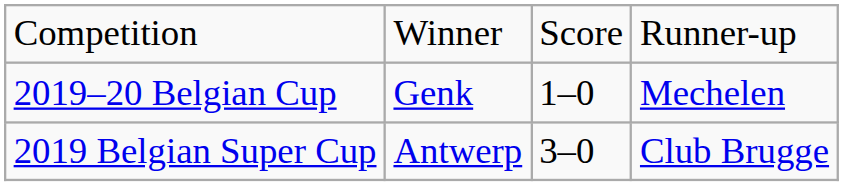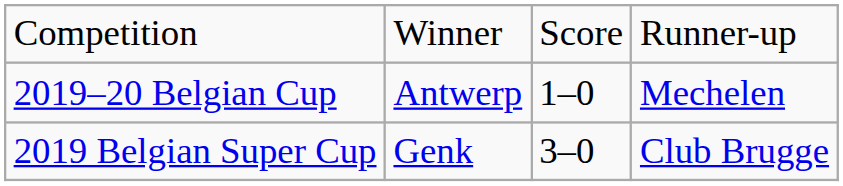(433, 92) Genk -> (458, 92) Antwerp
(458, 150) Antwerp -> (433, 150) Genk
